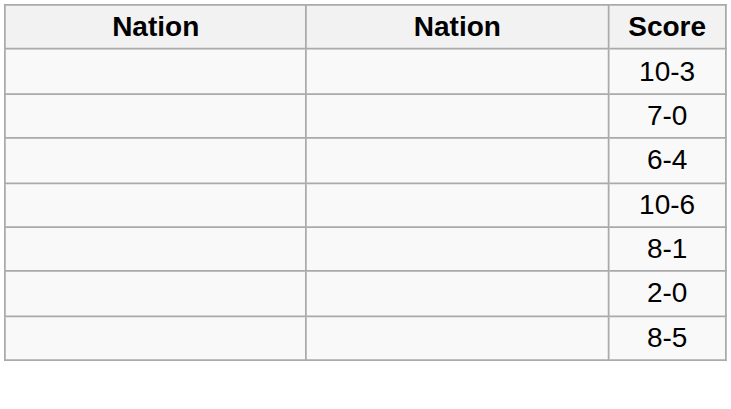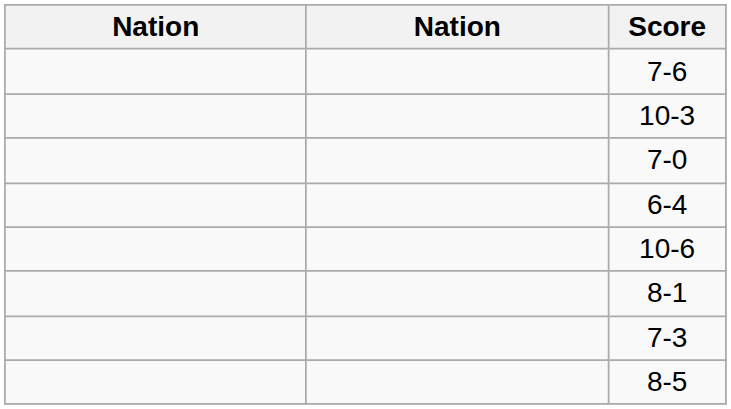+ row: (667, 71)
- row: (667, 293)
+ row: (667, 337)
